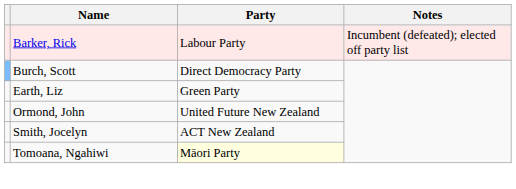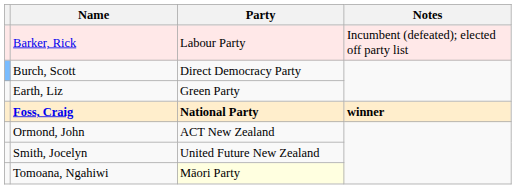+ row: (43, 111)
(250, 111) United Future New Zealand -> (227, 132) ACT New Zealand
(227, 132) ACT New Zealand -> (250, 153) United Future New Zealand
